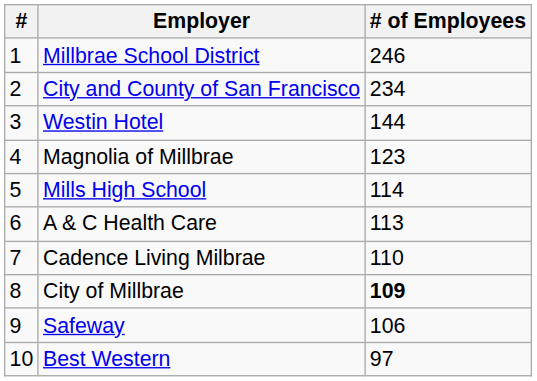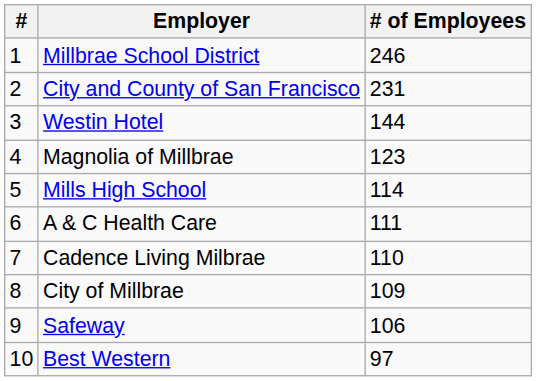(388, 88) 234 -> (388, 88) 231
(387, 223) 113 -> (386, 223) 111
(388, 291) bold -> (388, 291) normal
